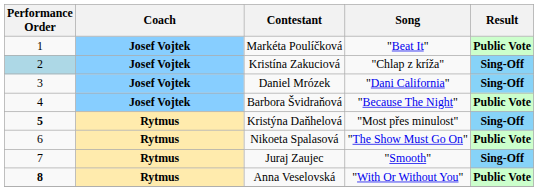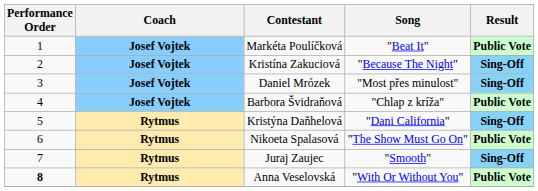(40, 64) lightblue background -> (40, 64) no background
(408, 64) "Chlap z kríža" -> (408, 64) "Because The Night"
(408, 83) "Dani California" -> (408, 83) "Most přes minulost"
(408, 102) "Because The Night" -> (408, 102) "Chlap z kríža"
(40, 121) bold -> (40, 121) normal
(408, 121) "Most přes minulost" -> (408, 121) "Dani California"
